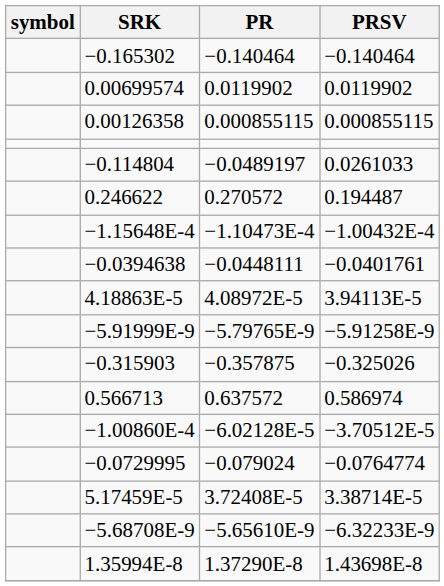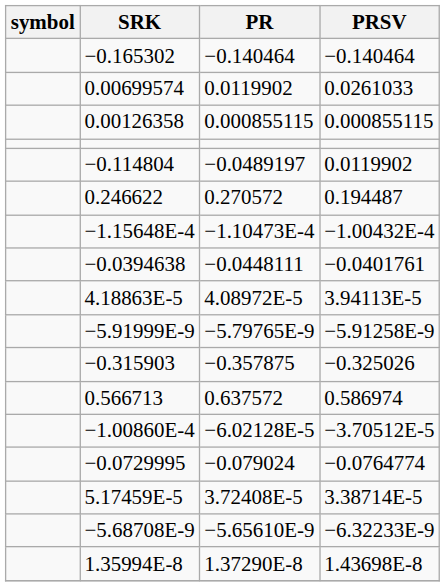(368, 88) 0.0119902 -> (369, 88) 0.0261033
(369, 164) 0.0261033 -> (368, 164) 0.0119902
